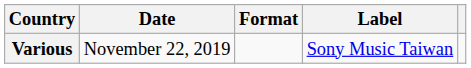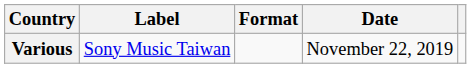columns swapped: (157, 19) <-> (380, 19)
